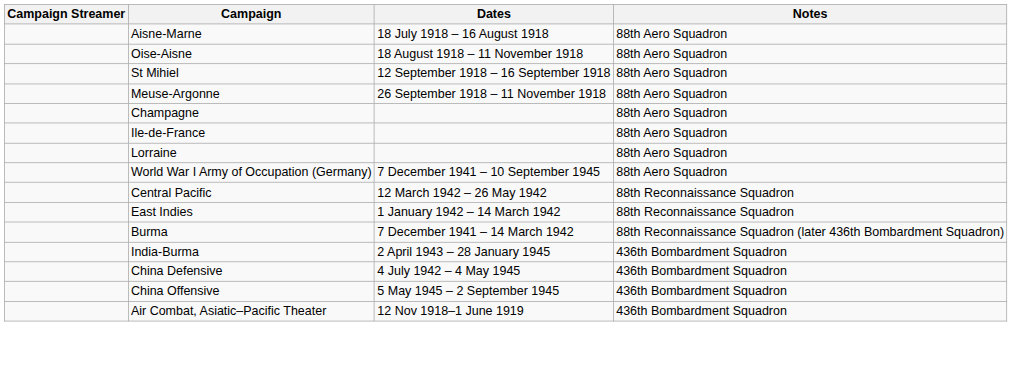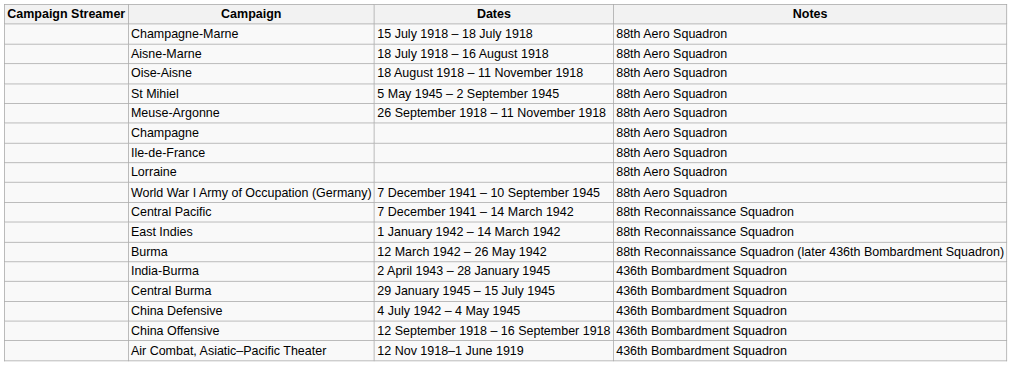+ row: (185, 34)
(494, 73) 12 September 1918 – 16 September 1918 -> (468, 93) 5 May 1945 – 2 September 1945
(462, 192) 12 March 1942 – 26 May 1942 -> (476, 212) 7 December 1941 – 14 March 1942
(476, 232) 7 December 1941 – 14 March 1942 -> (462, 251) 12 March 1942 – 26 May 1942
+ row: (171, 291)
(468, 291) 5 May 1945 – 2 September 1945 -> (494, 331) 12 September 1918 – 16 September 1918
